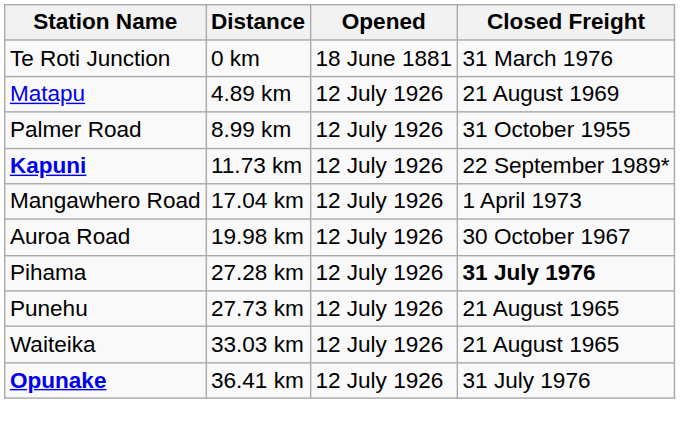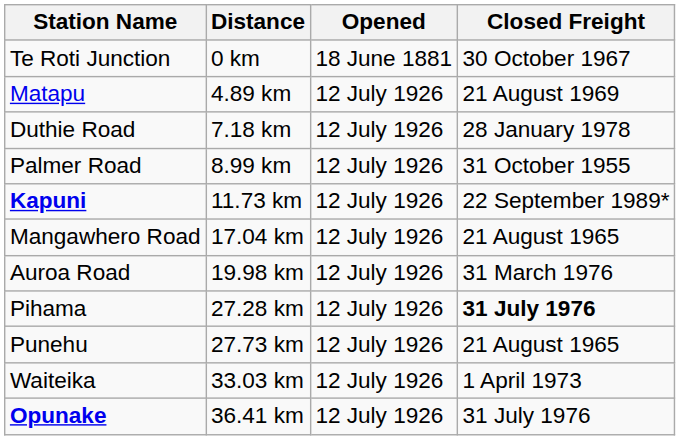(538, 58) 31 March 1976 -> (547, 58) 30 October 1967
+ row: (73, 129)
(522, 201) 1 April 1973 -> (541, 237) 21 August 1965
(547, 237) 30 October 1967 -> (538, 272) 31 March 1976
(541, 344) 21 August 1965 -> (522, 380) 1 April 1973
